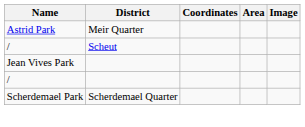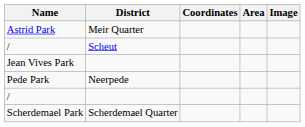+ row: (28, 79)
